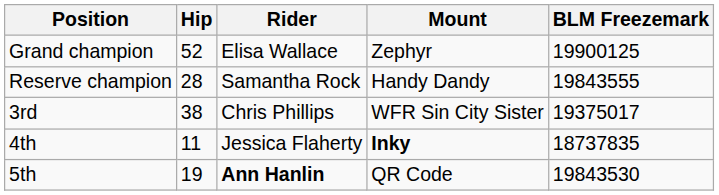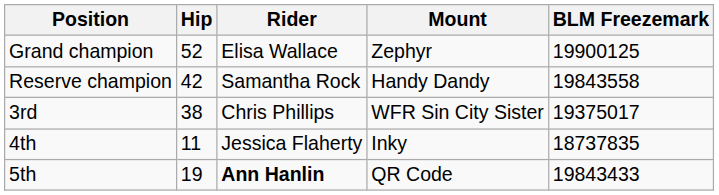(192, 81) 28 -> (192, 81) 42
(596, 81) 19843555 -> (596, 81) 19843558
(391, 143) bold -> (389, 143) normal
(596, 174) 19843530 -> (596, 174) 19843433
